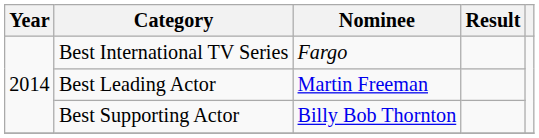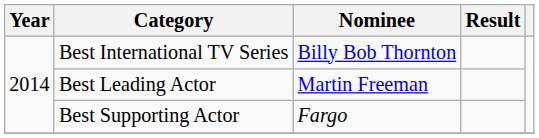(322, 52) Fargo -> (377, 52) Billy Bob Thornton
(377, 116) Billy Bob Thornton -> (322, 116) Fargo
